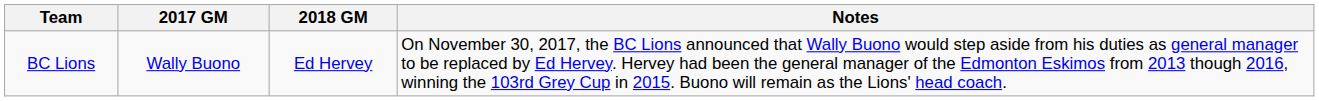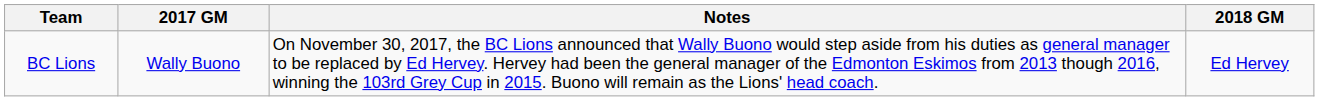columns swapped: (333, 17) <-> (856, 17)
